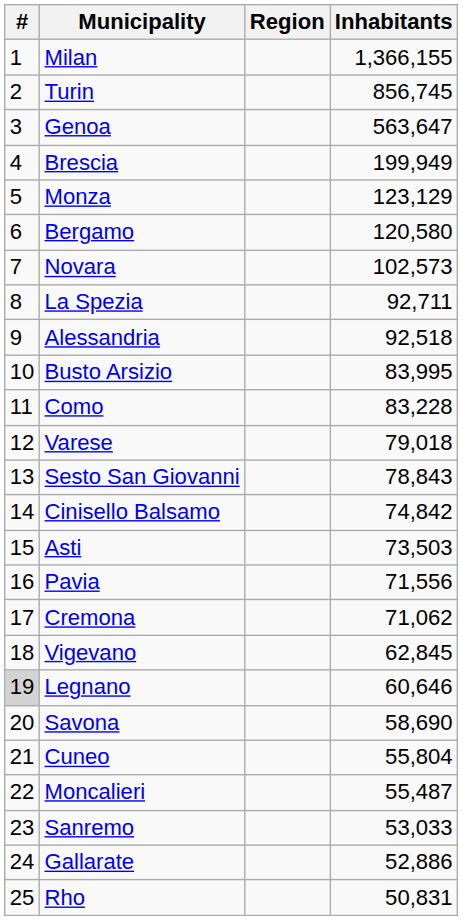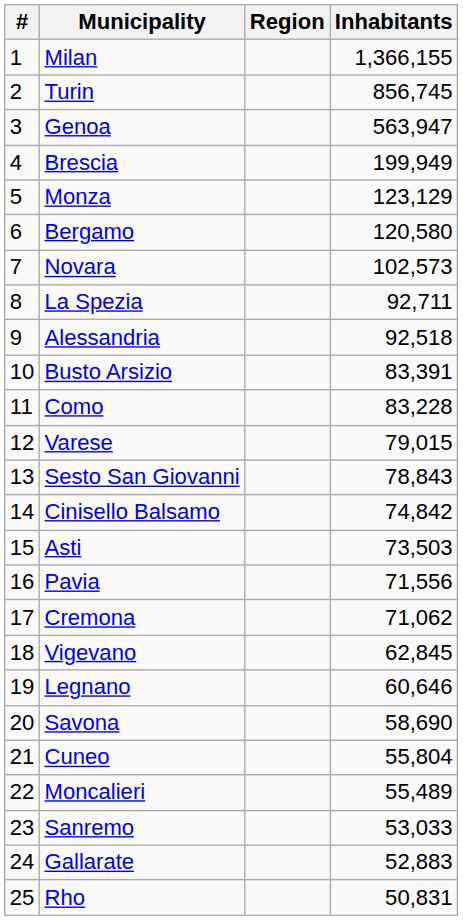(413, 127) 563,647 -> (413, 127) 563,947
(419, 372) 83,995 -> (419, 372) 83,391
(419, 442) 79,018 -> (419, 442) 79,015
(22, 687) lightgrey background -> (22, 687) no background
(419, 792) 55,487 -> (419, 792) 55,489
(419, 862) 52,886 -> (419, 862) 52,883
